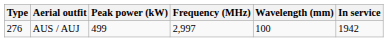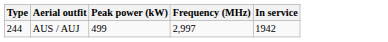- column: (294, 12)
(14, 28) 276 -> (14, 28) 244
